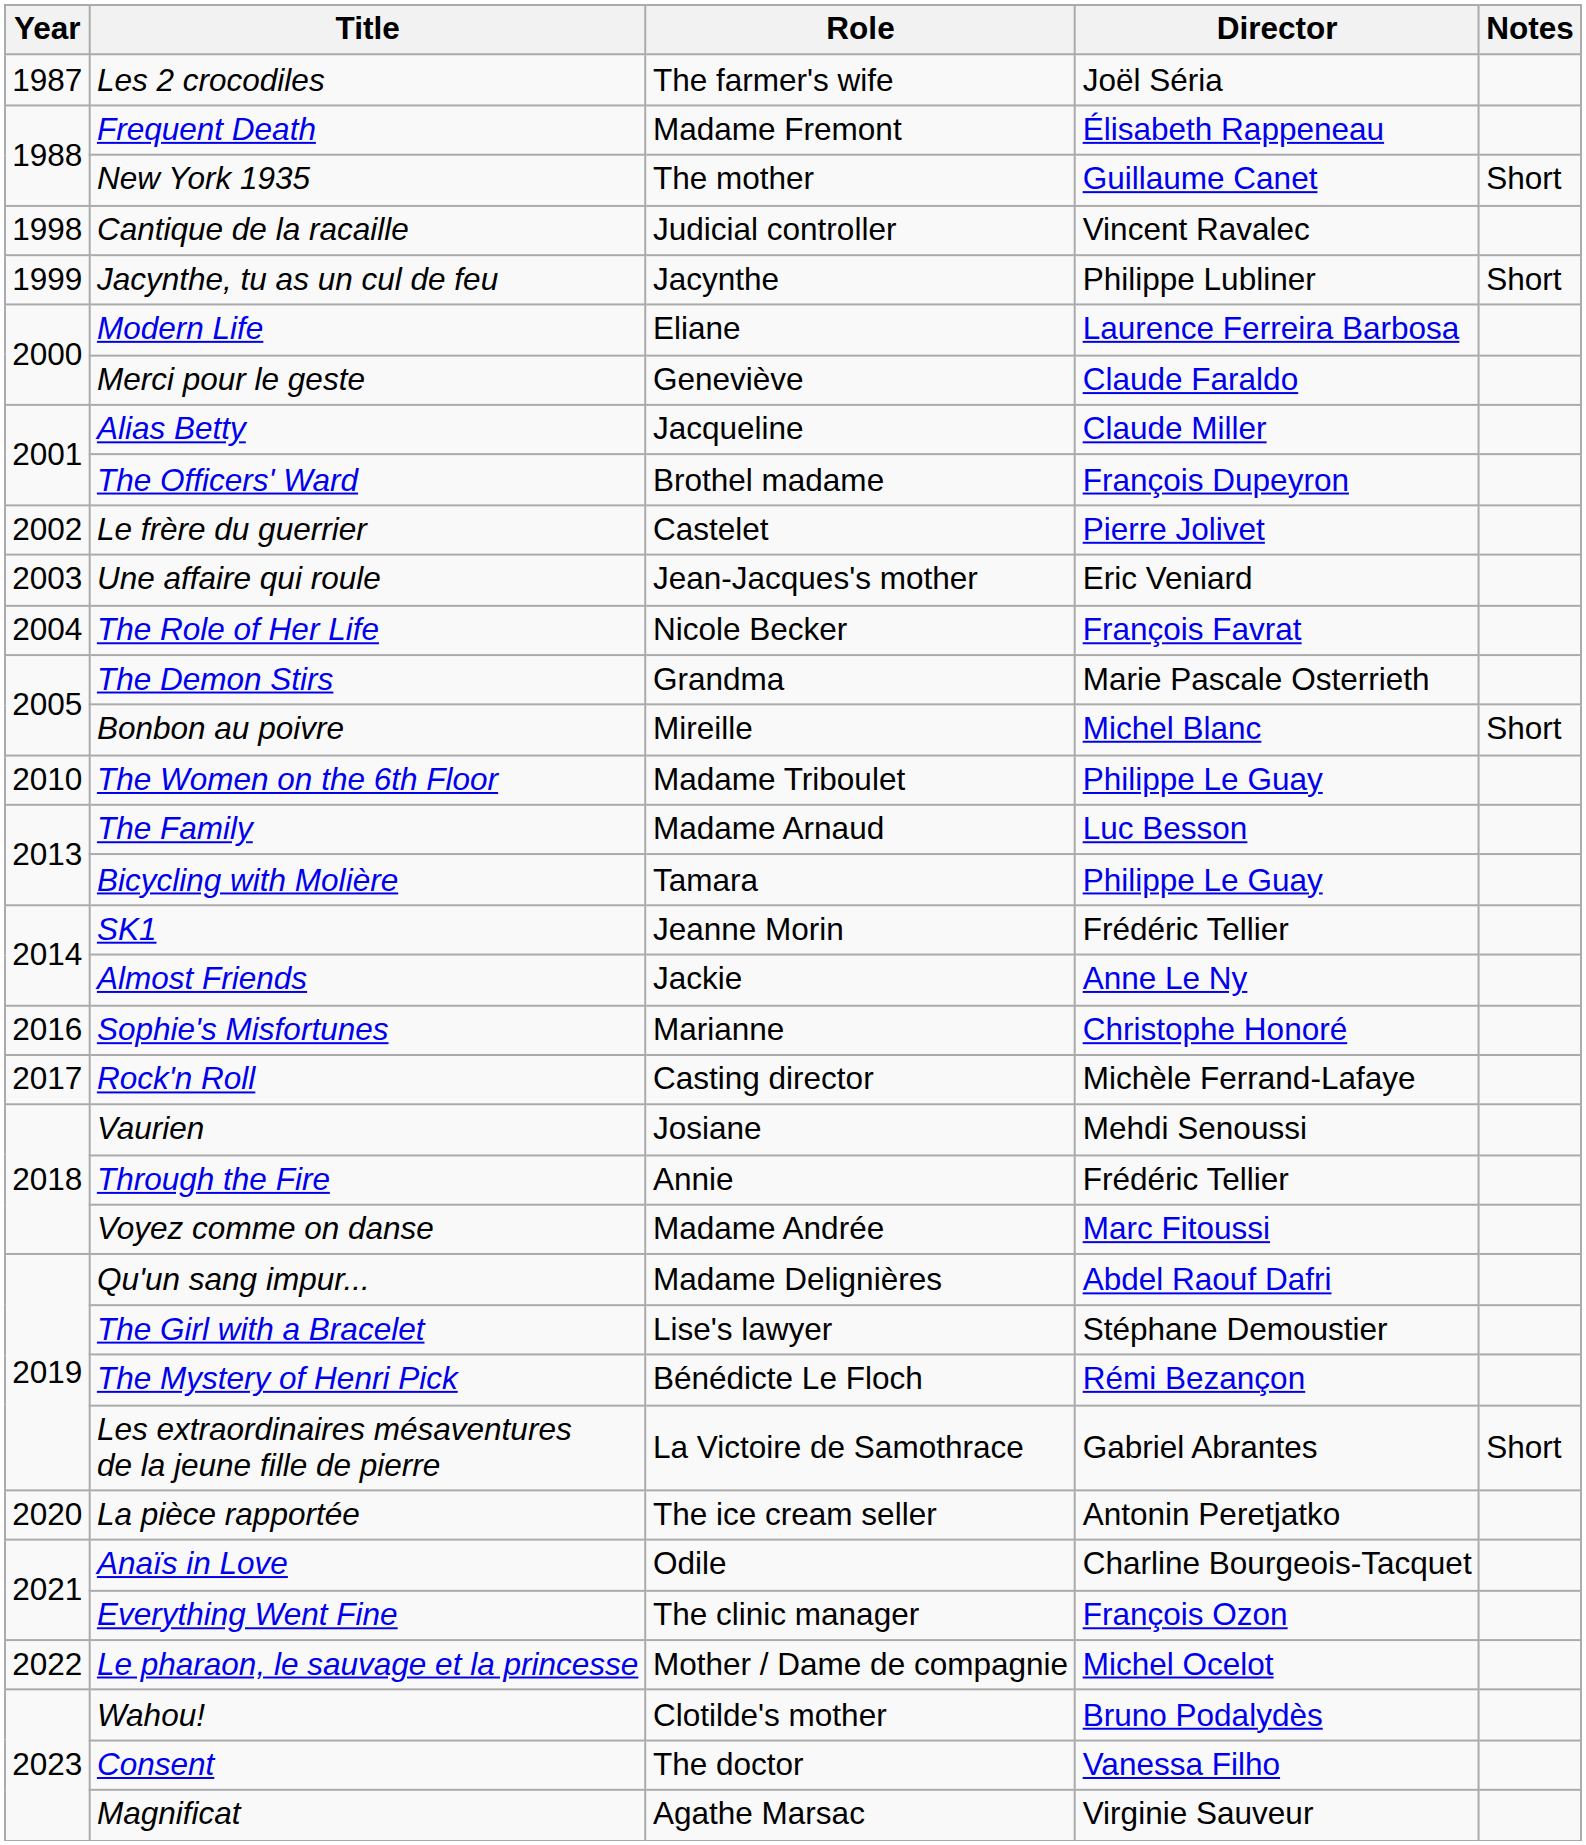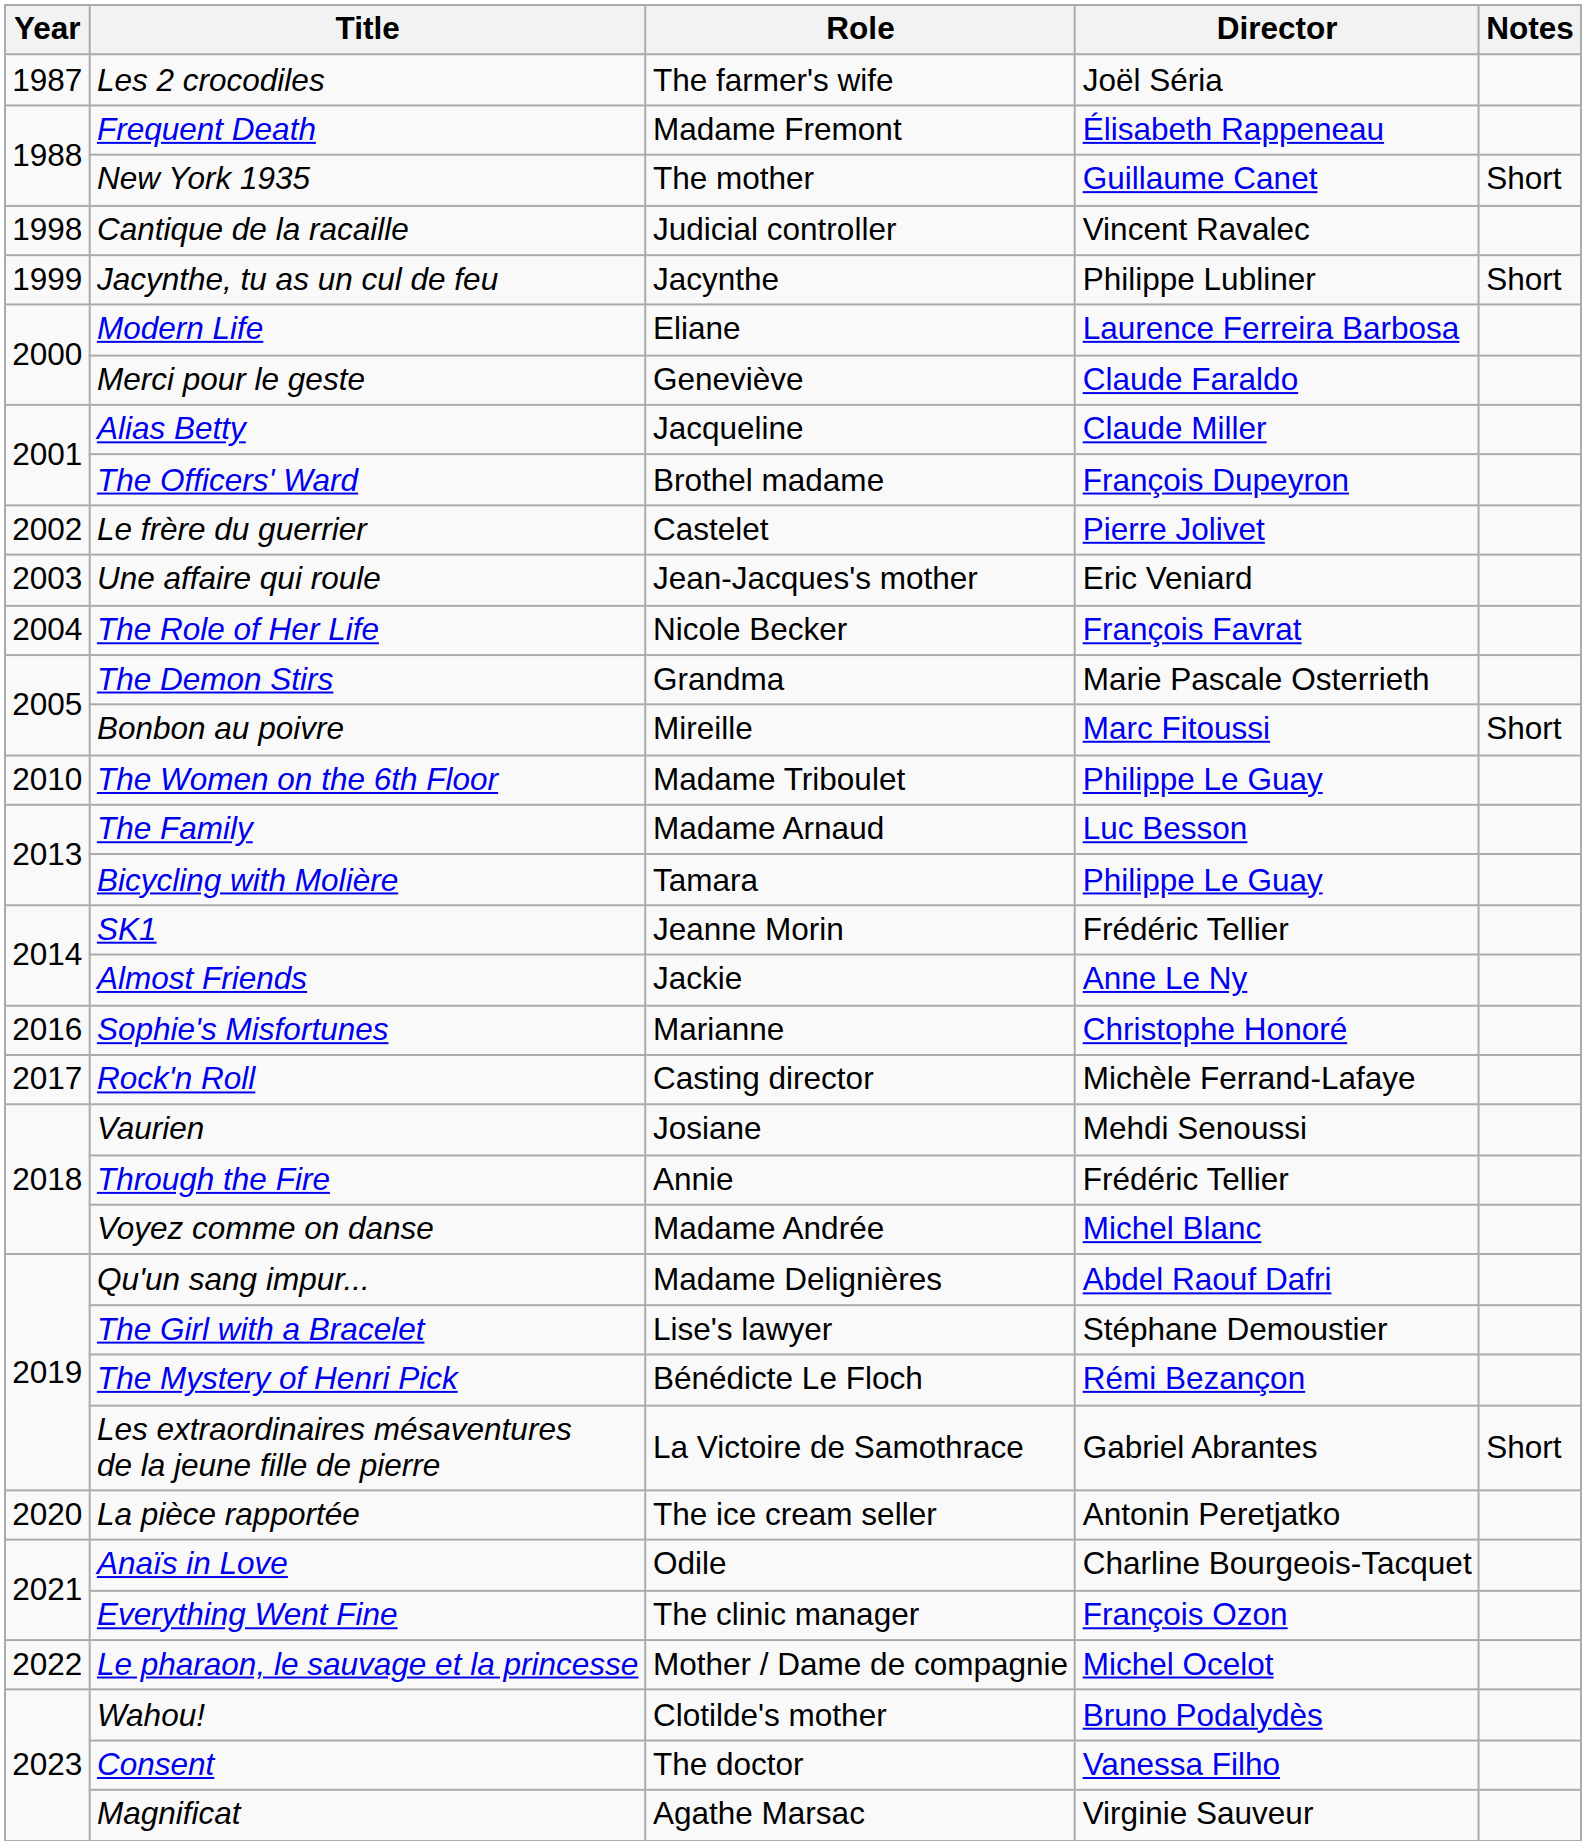(1172, 729) Michel Blanc -> (1176, 729) Marc Fitoussi
(1176, 1229) Marc Fitoussi -> (1172, 1229) Michel Blanc
